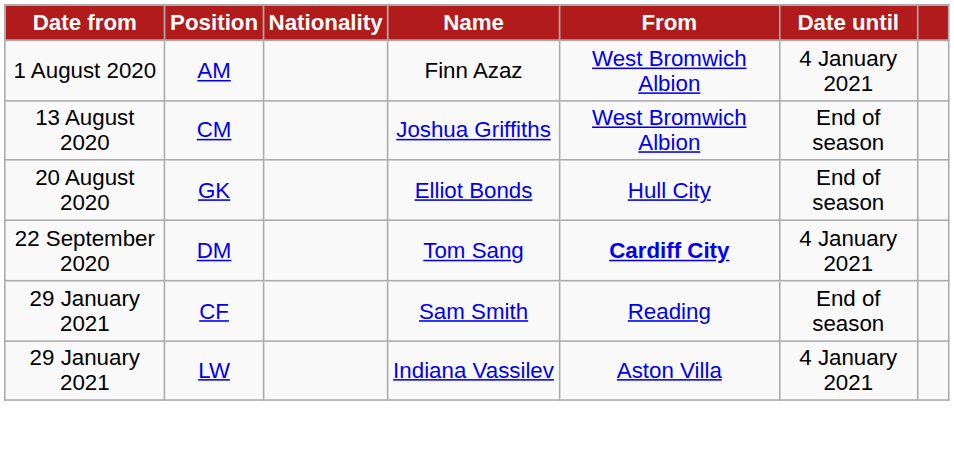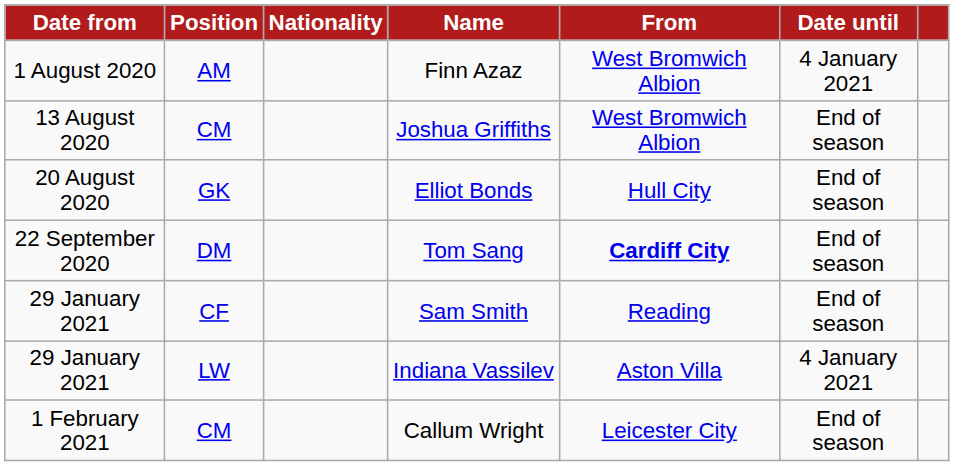(848, 251) 4 January 2021 -> (848, 251) End of season
+ row: (474, 431)
